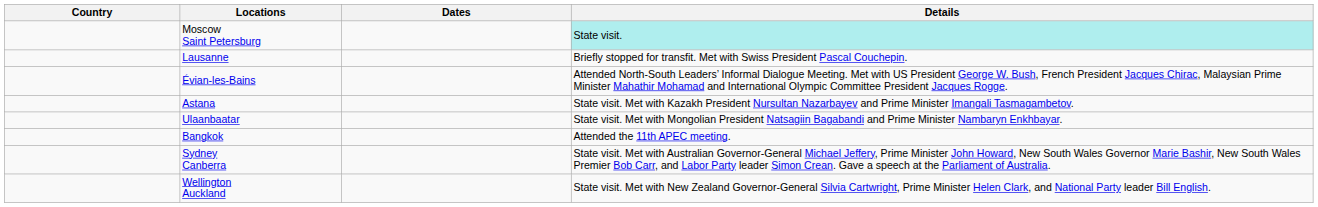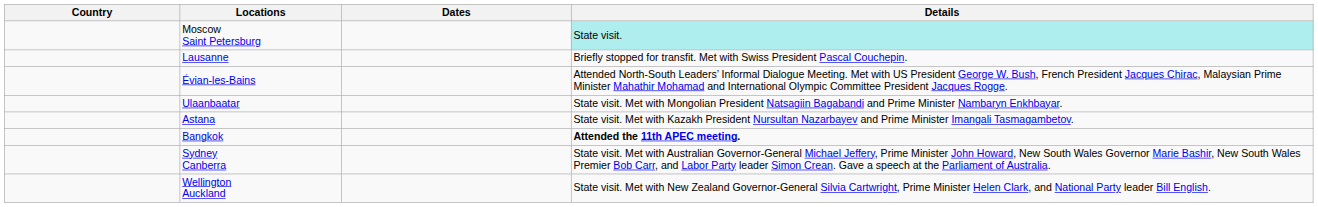rows swapped: (199, 103) <-> (211, 120)
(652, 137) normal -> (657, 137) bold
